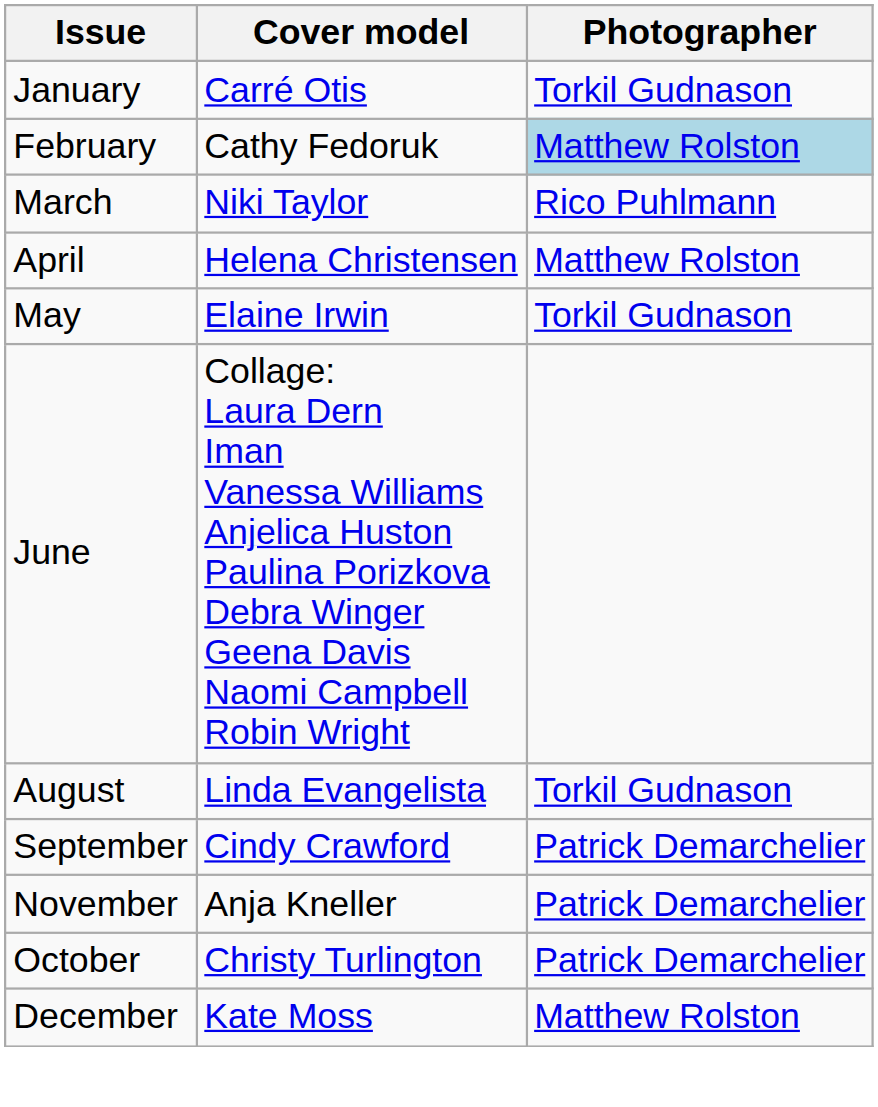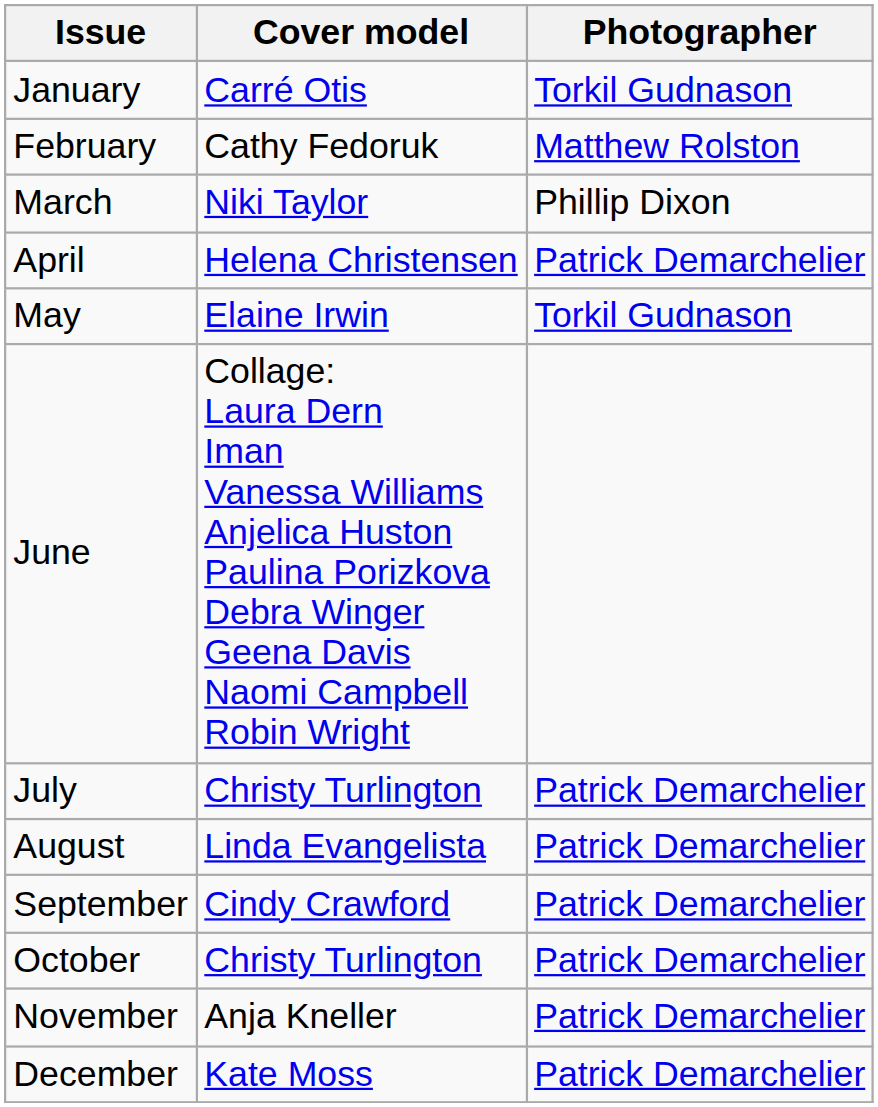(667, 145) lightblue background -> (667, 145) no background
(655, 202) Rico Puhlmann -> (632, 202) Phillip Dixon
(667, 259) Matthew Rolston -> (700, 259) Patrick Demarchelier
+ row: (45, 790)
(663, 790) Torkil Gudnason -> (700, 846) Patrick Demarchelier
rows swapped: (77, 959) <-> (96, 903)
(667, 1016) Matthew Rolston -> (700, 1073) Patrick Demarchelier
